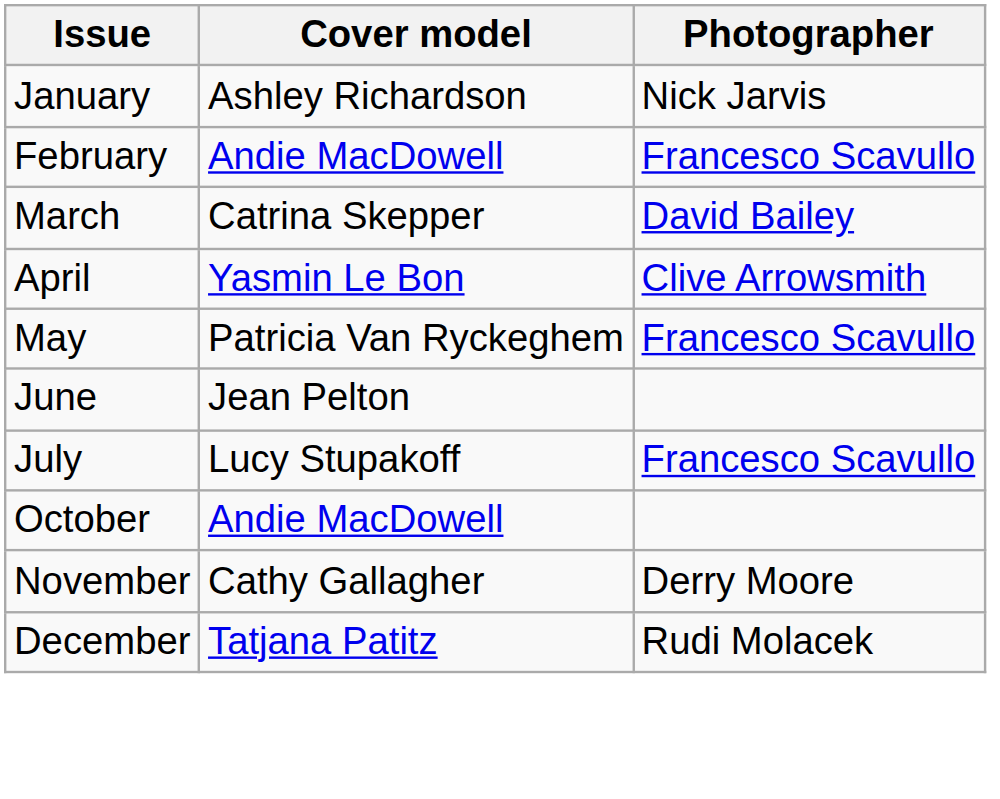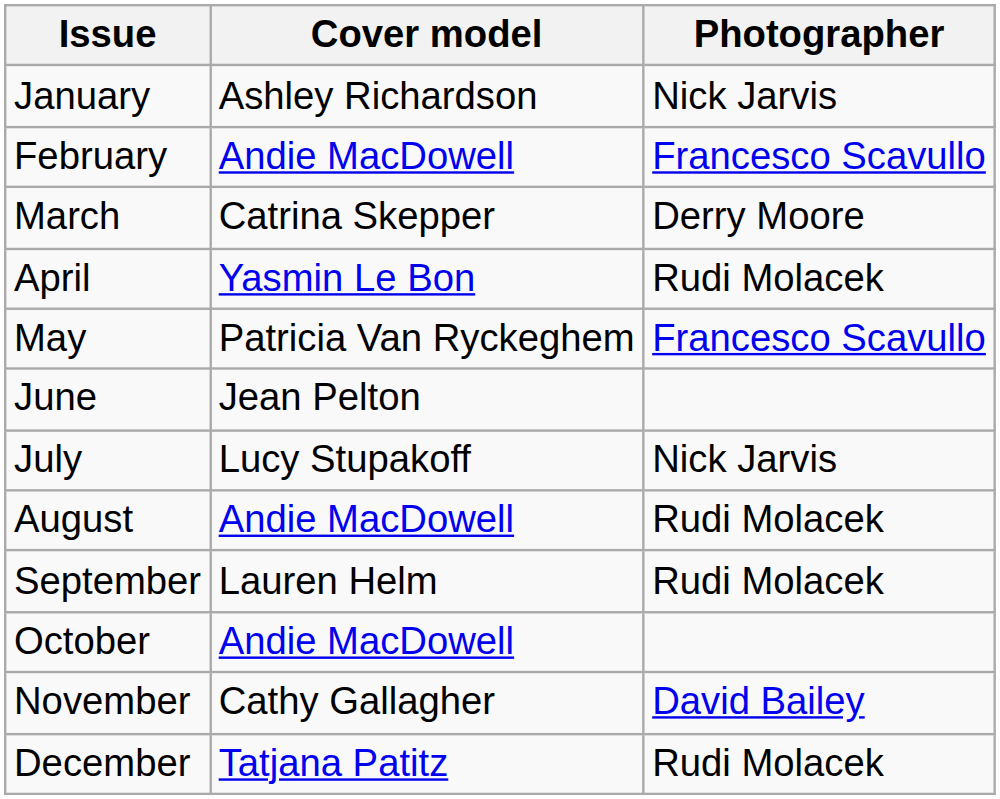(748, 216) David Bailey -> (758, 216) Derry Moore
(784, 277) Clive Arrowsmith -> (768, 277) Rudi Molacek
(808, 459) Francesco Scavullo -> (745, 459) Nick Jarvis
+ row: (74, 519)
+ row: (108, 580)
(748, 580) Derry Moore -> (758, 701) David Bailey
